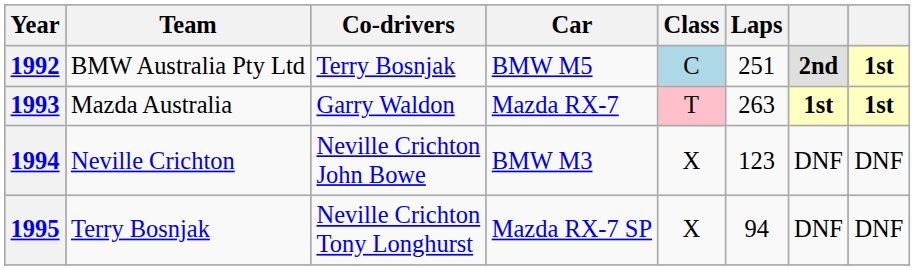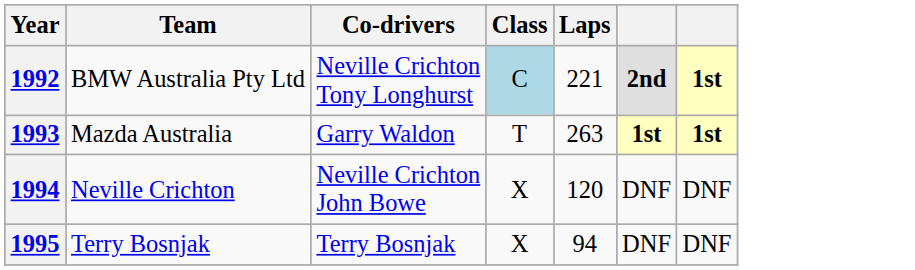- column: (572, 25)
(386, 65) Terry Bosnjak -> (398, 79) Neville Crichton Tony Longhurst
(757, 65) 251 -> (585, 79) 221
(691, 105) pink background -> (520, 134) no background
(757, 160) 123 -> (585, 189) 120
(398, 229) Neville Crichton Tony Longhurst -> (386, 244) Terry Bosnjak
